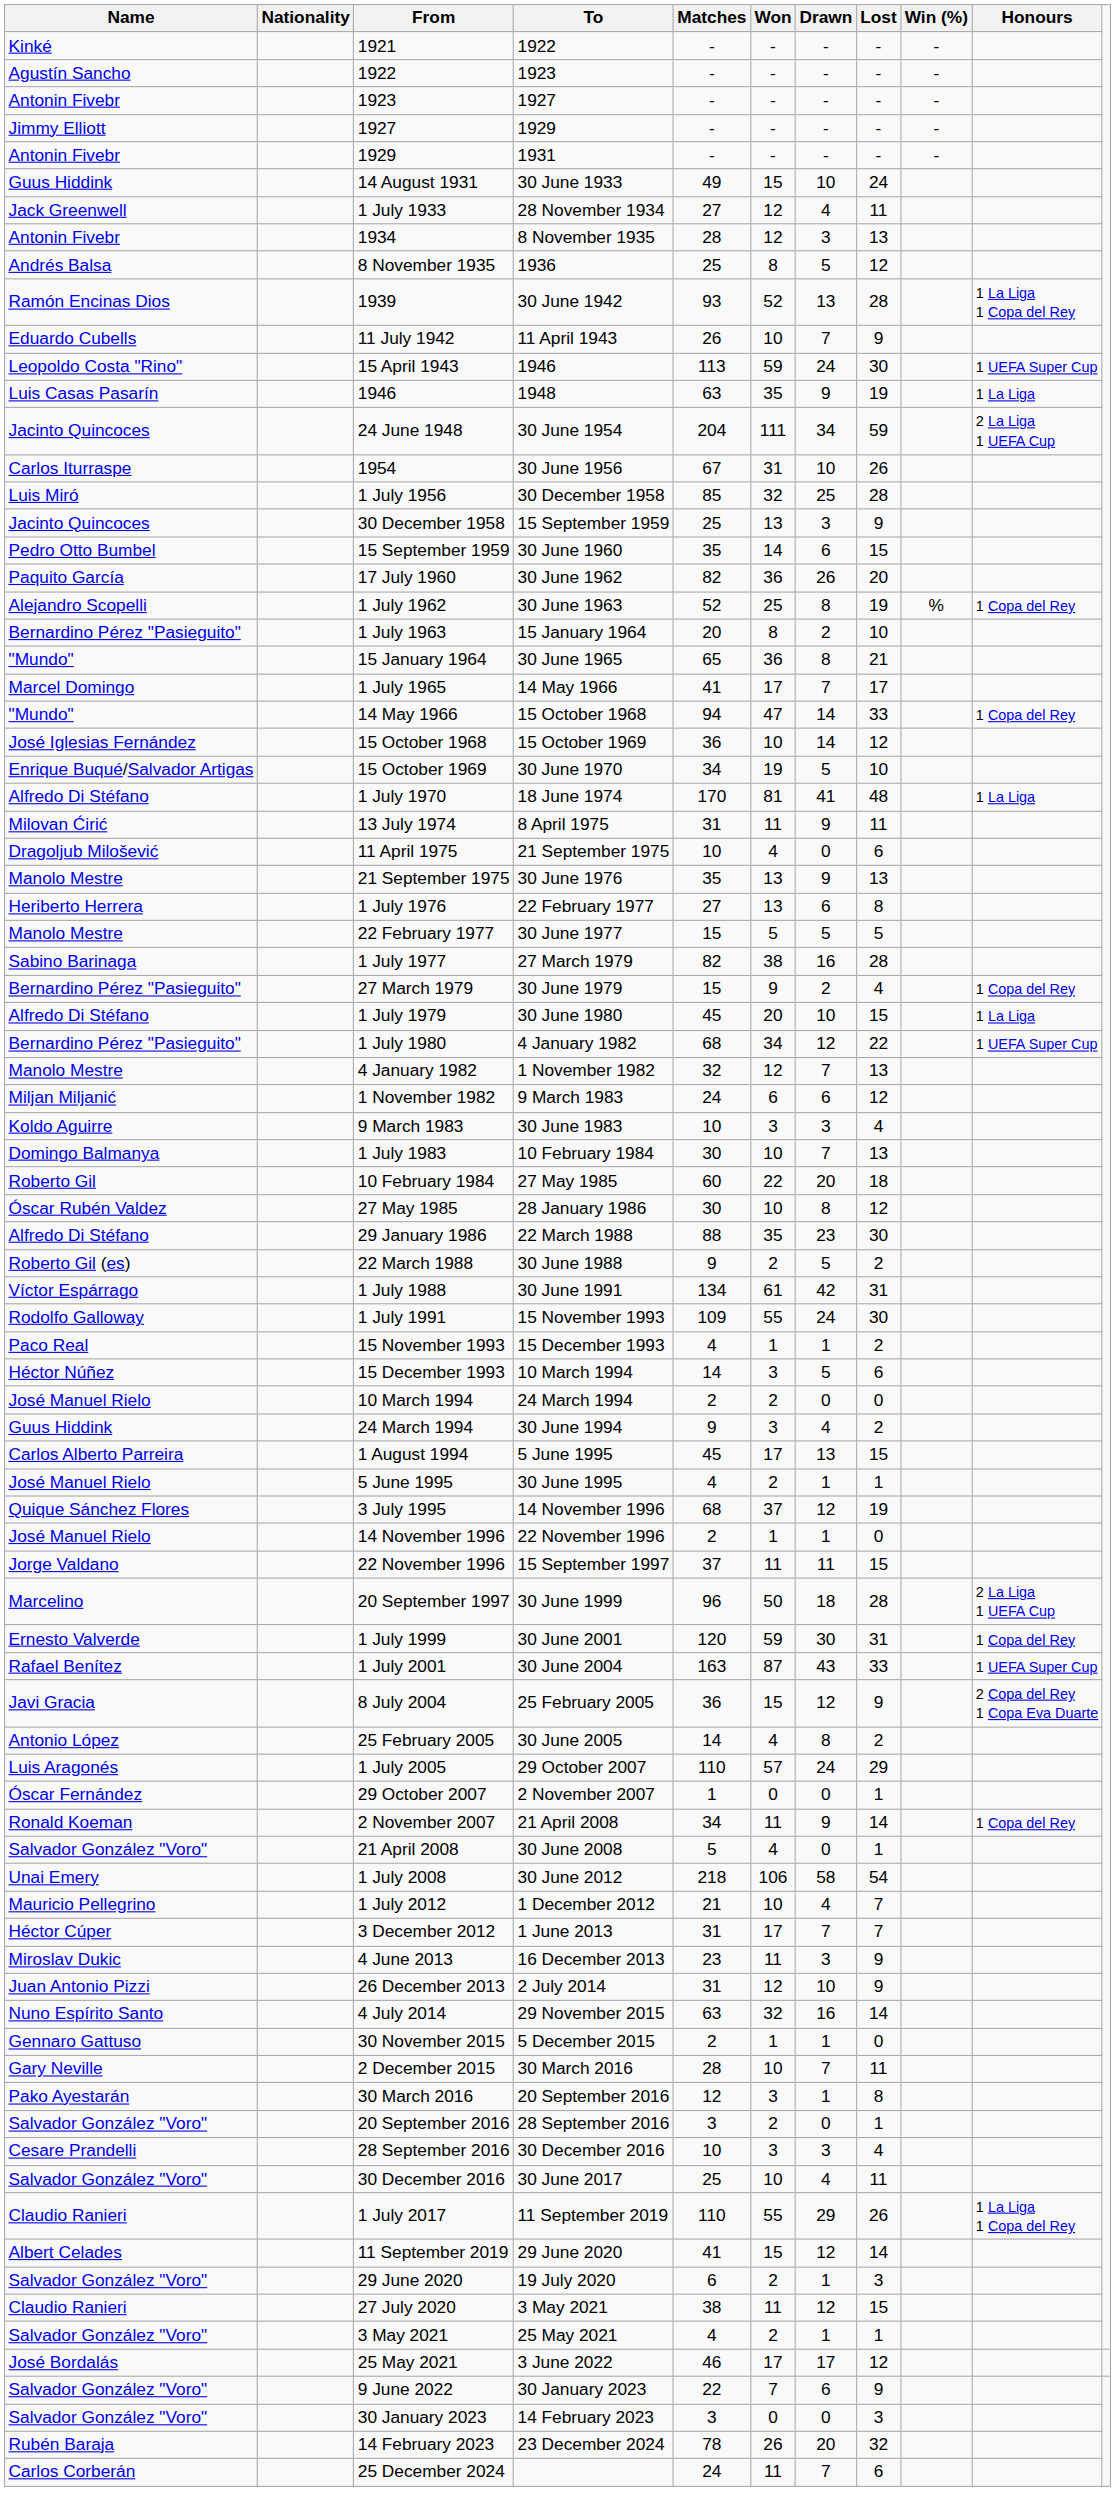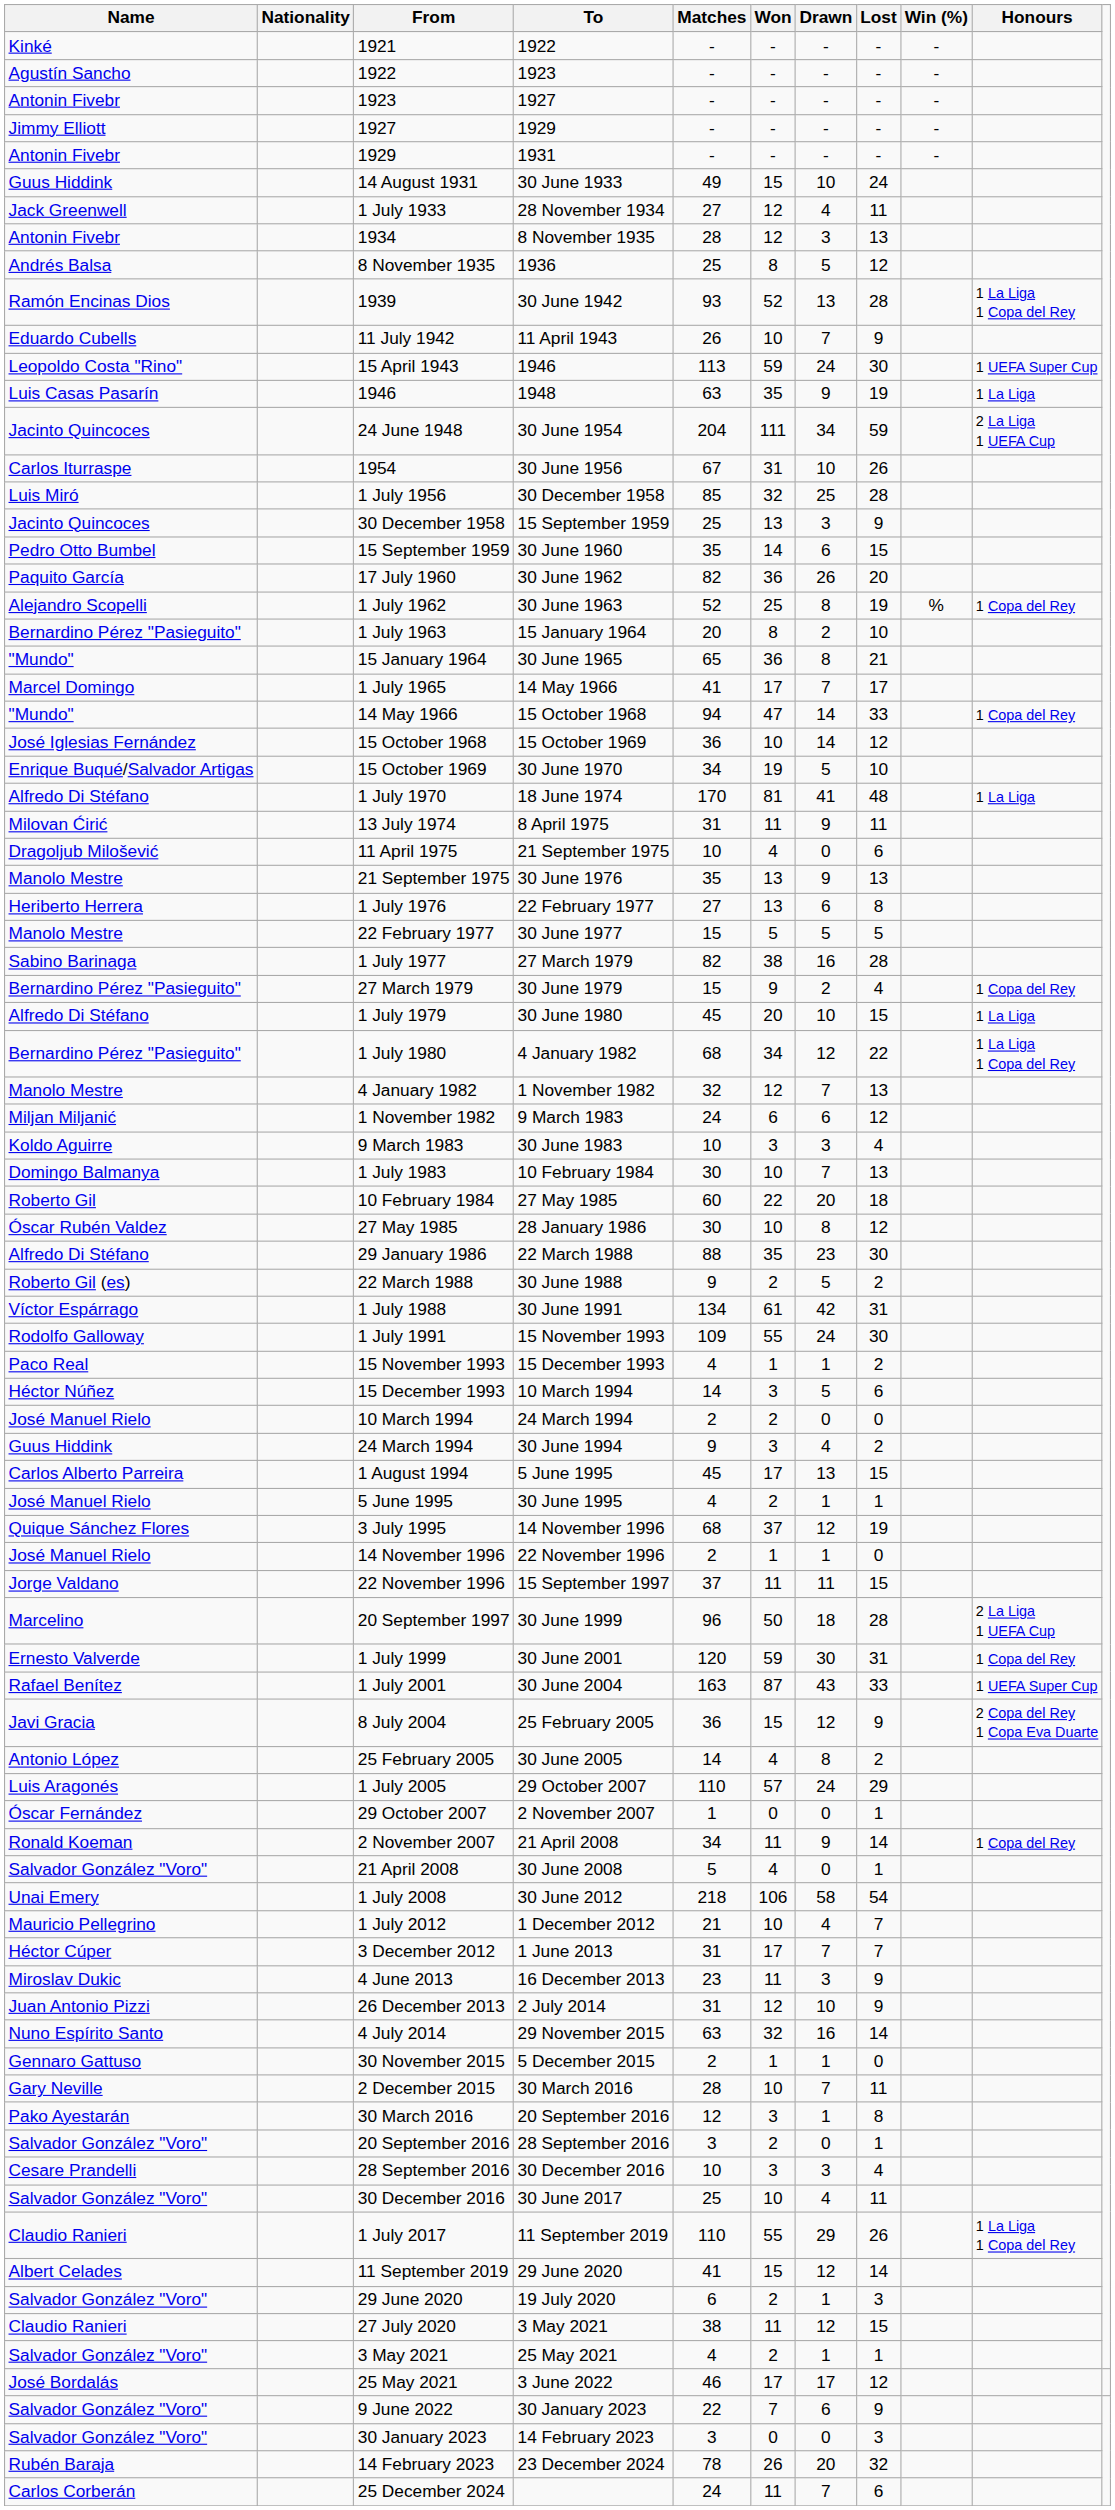(1037, 1044) 1 UEFA Super Cup -> (1025, 1054) 1 La Liga 1 Copa del Rey
